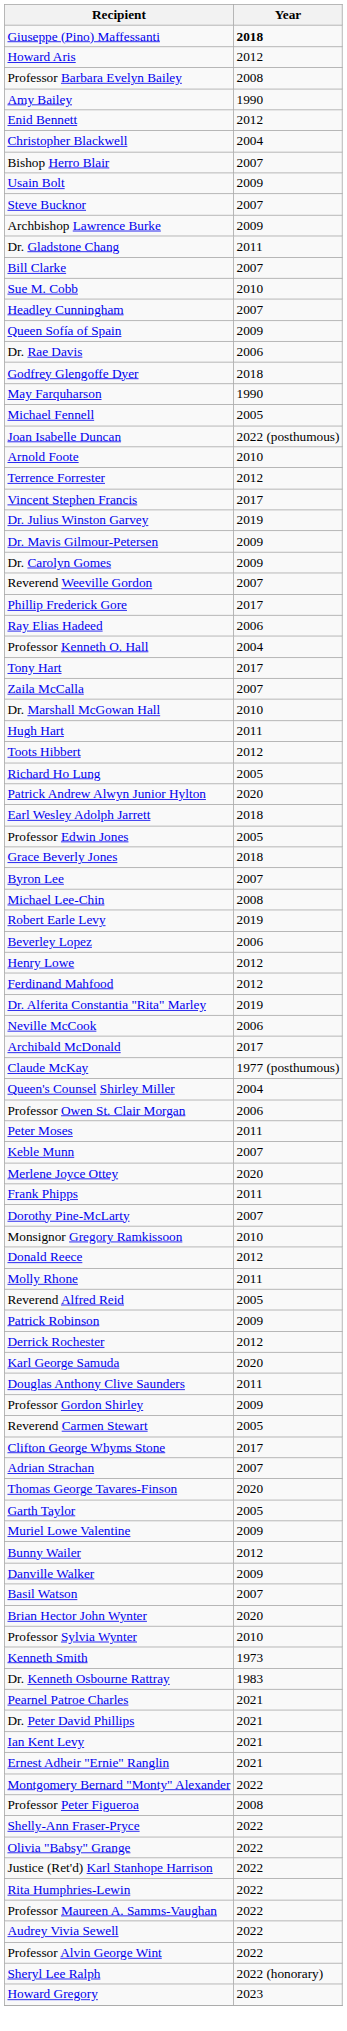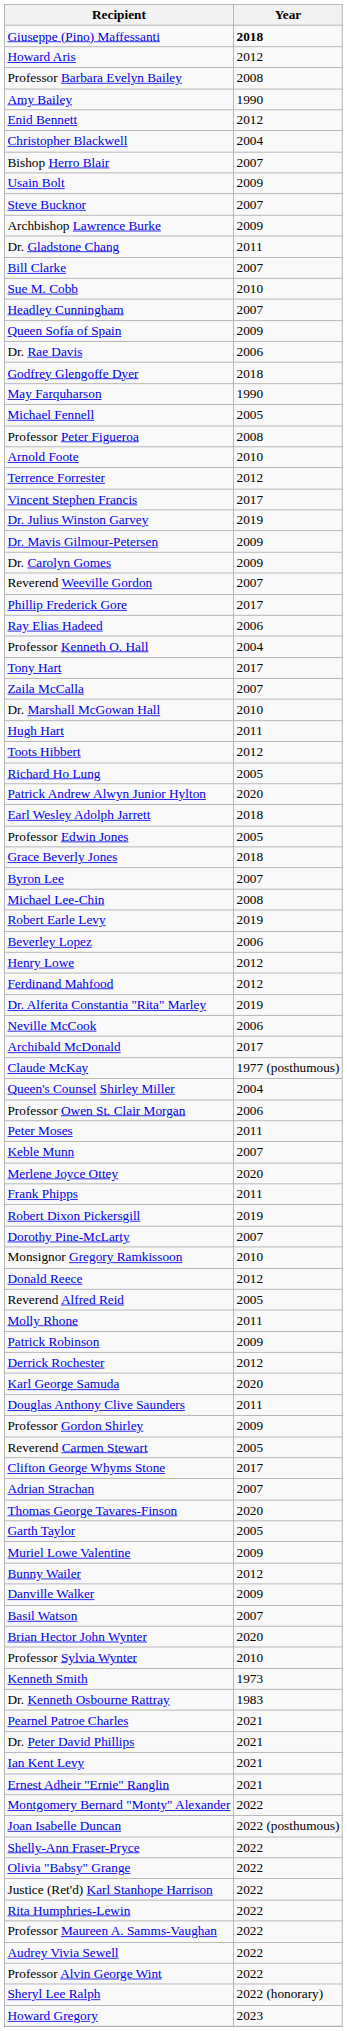rows swapped: (73, 1805) <-> (64, 436)
+ row: (74, 1215)
rows swapped: (66, 1299) <-> (43, 1278)
